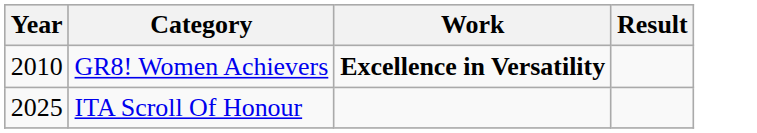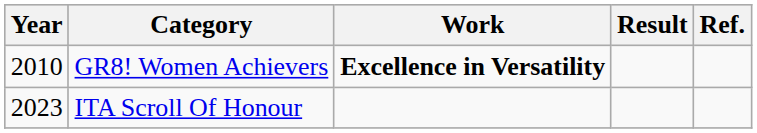+ column: (722, 25)
(37, 107) 2025 -> (37, 107) 2023
